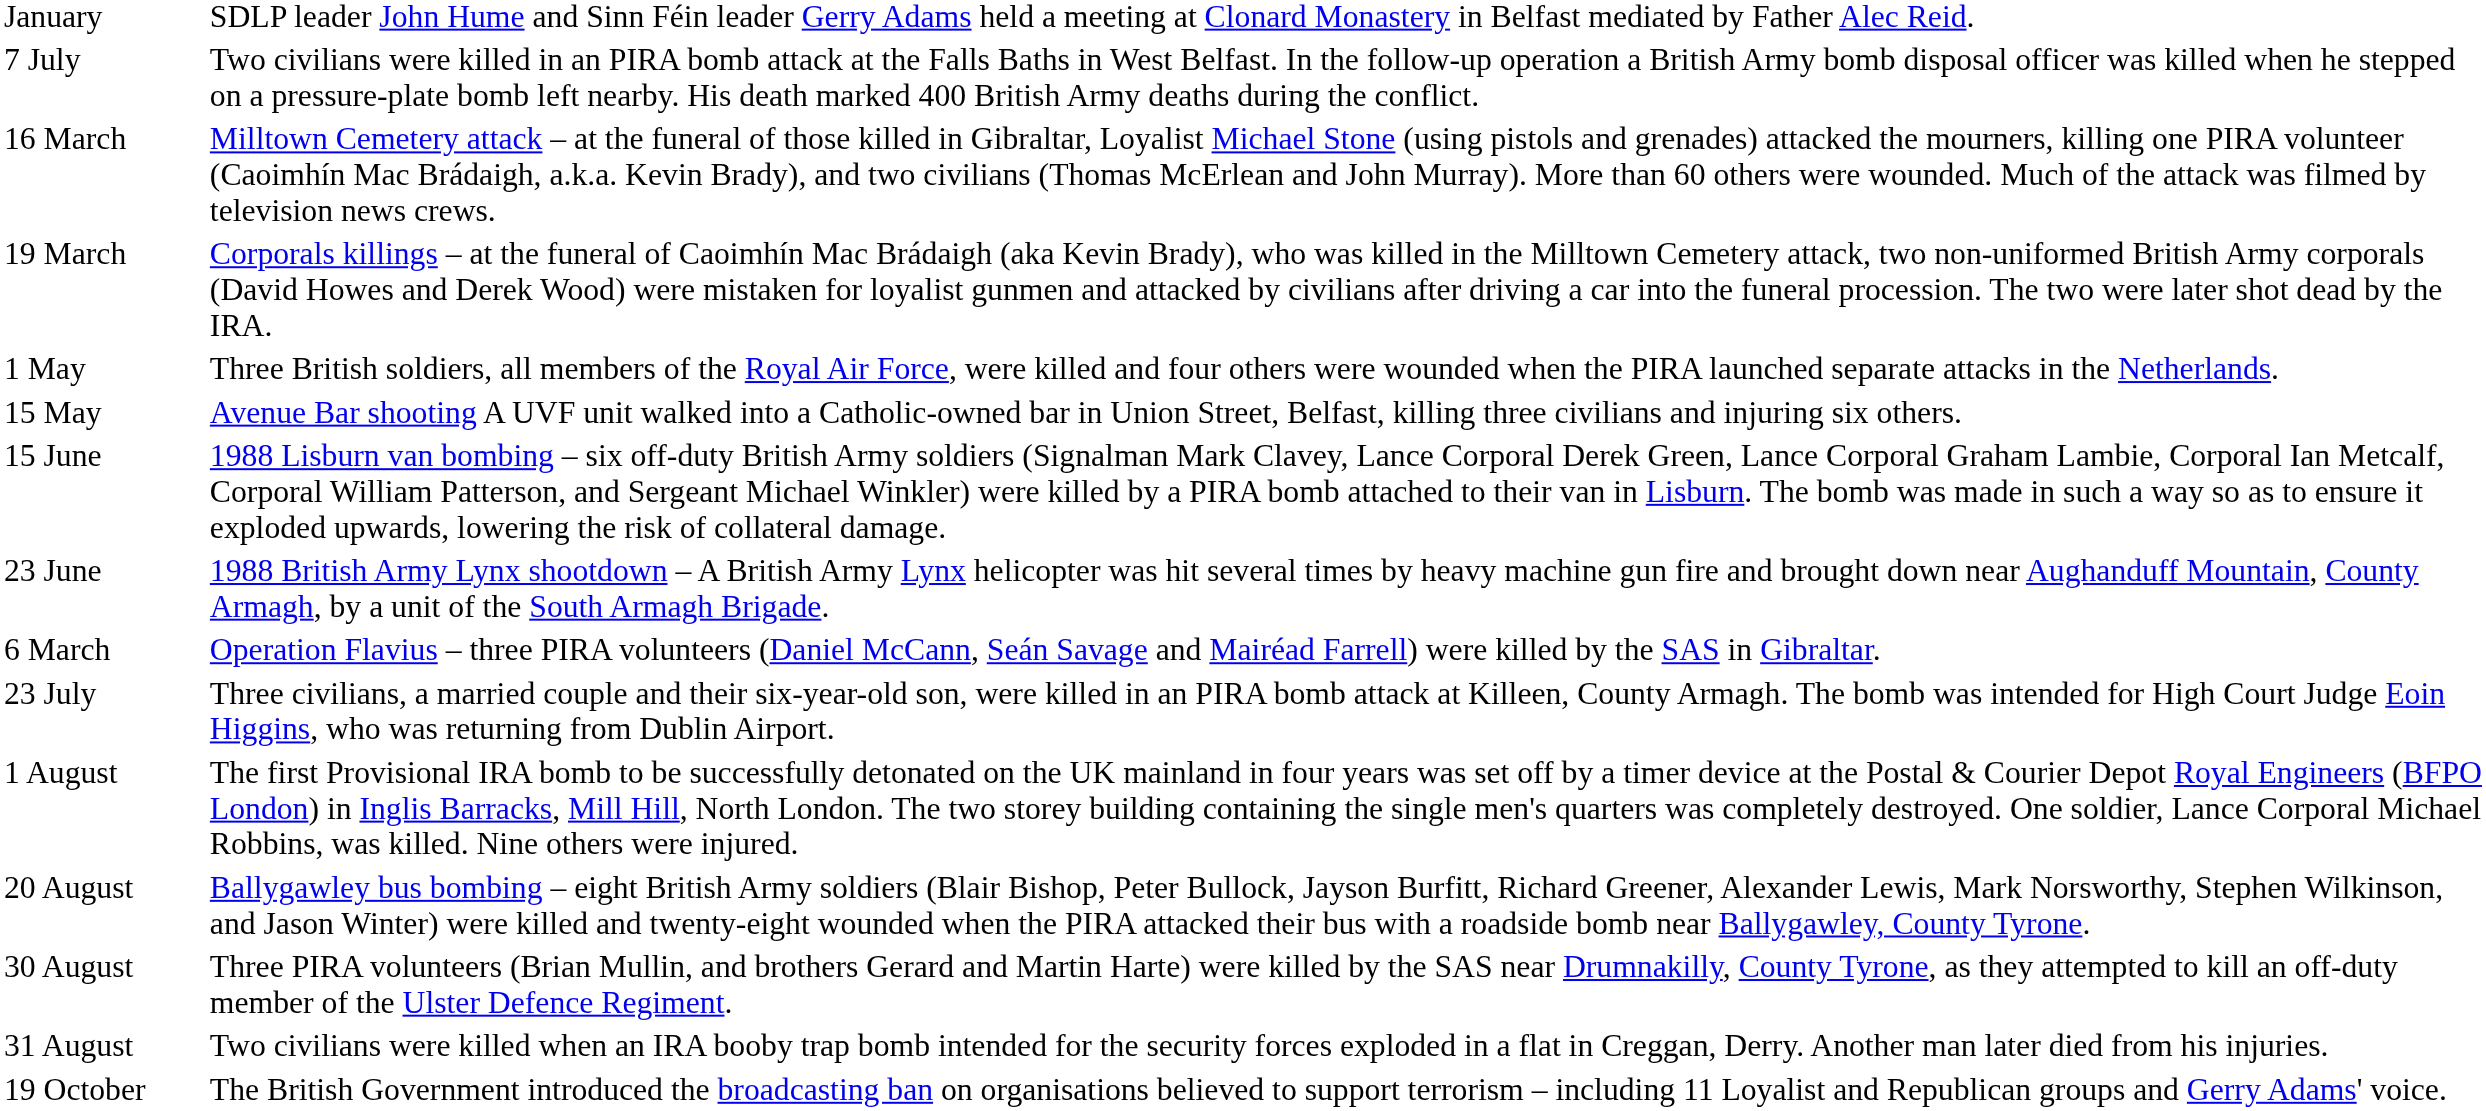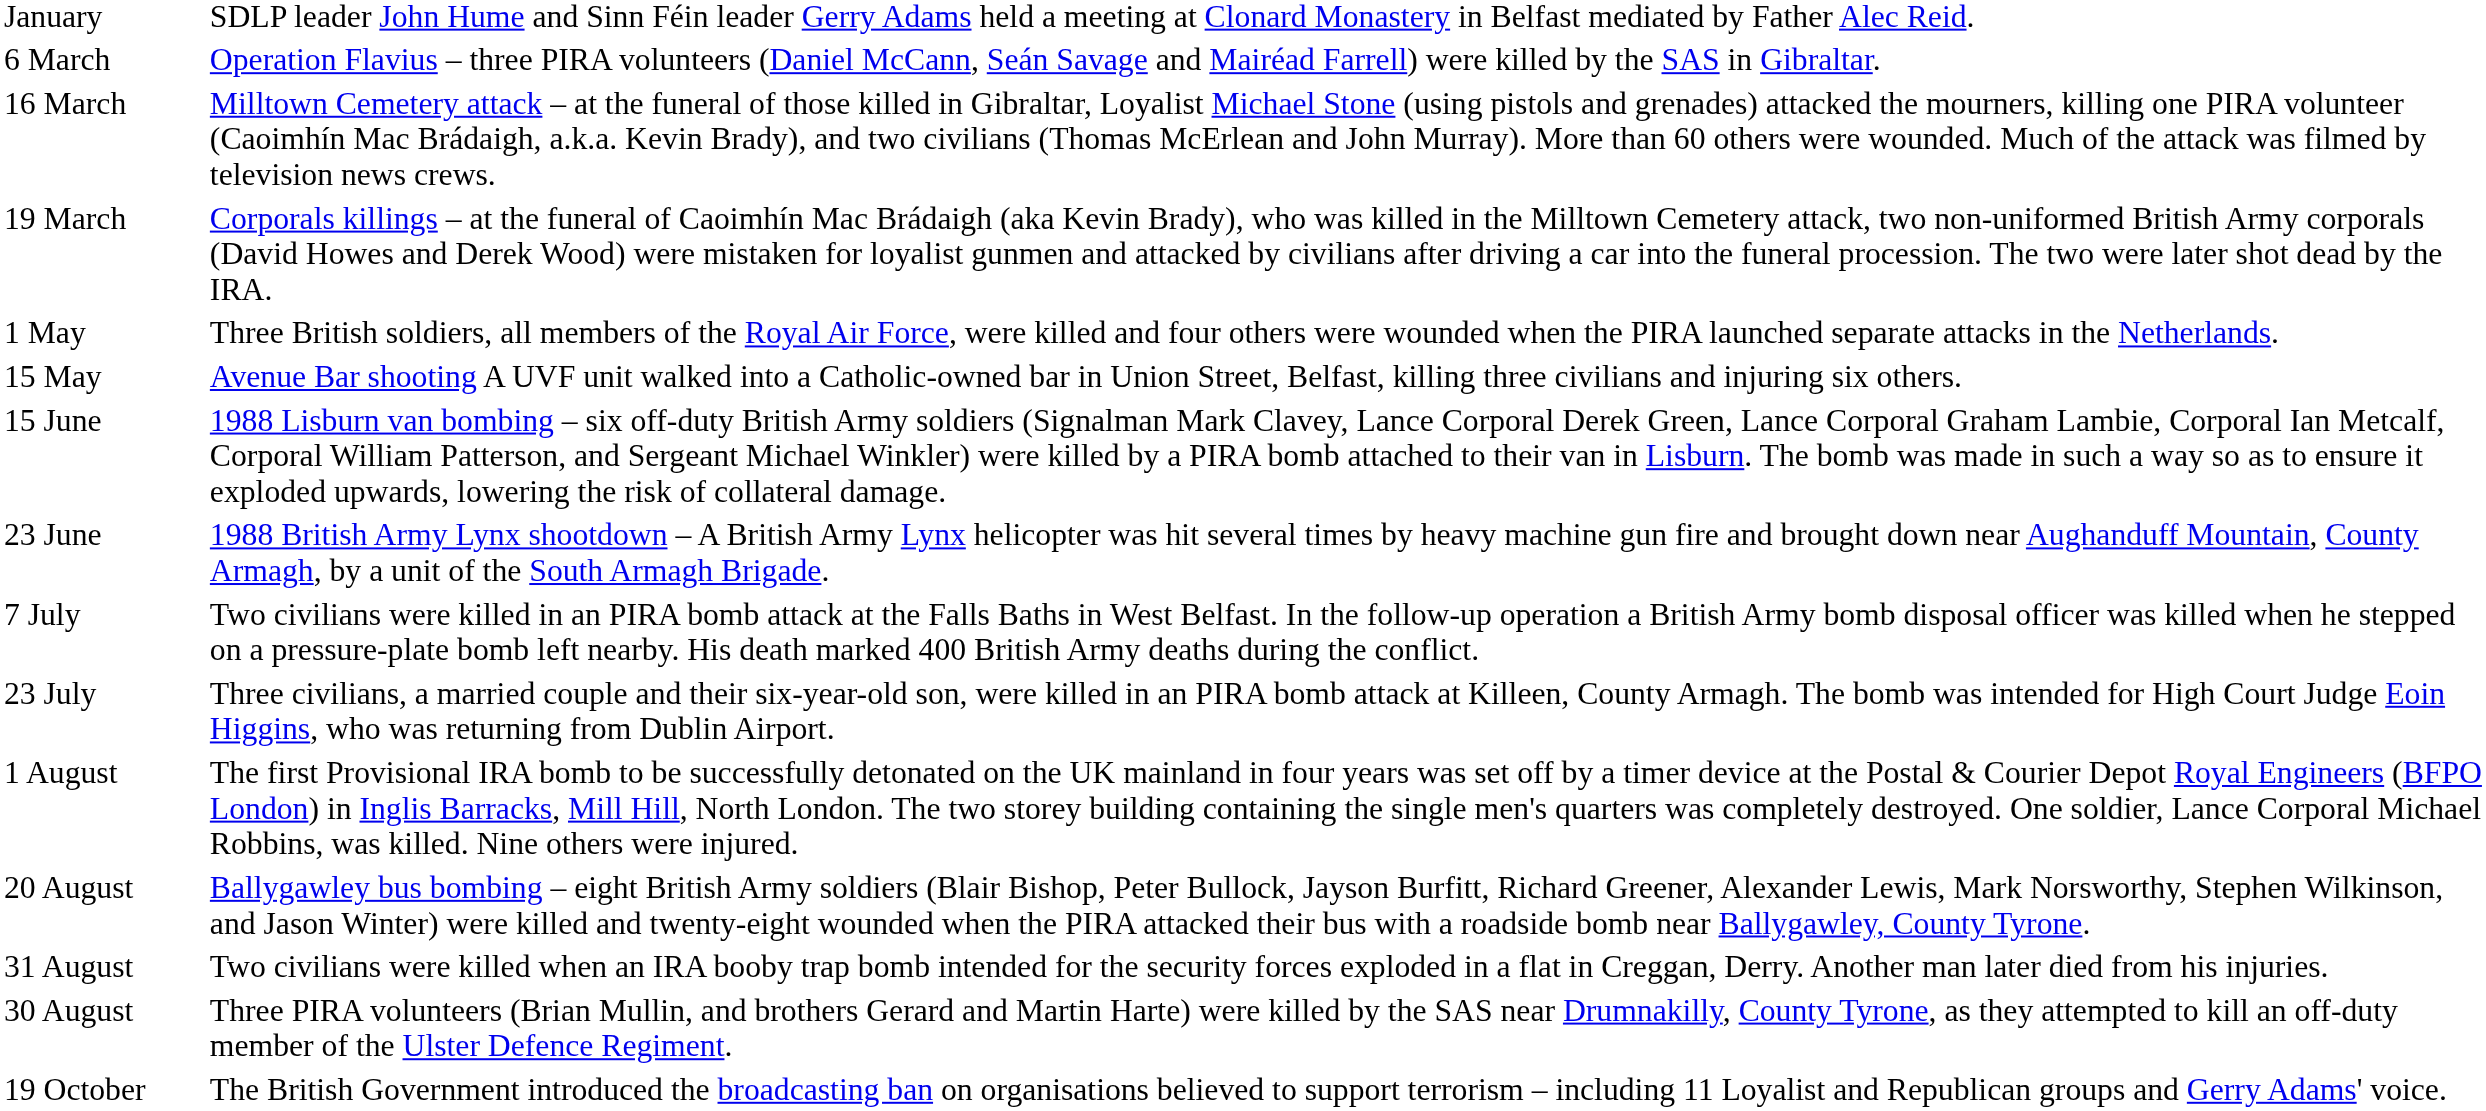rows swapped: (57, 649) <-> (42, 59)
rows swapped: (69, 966) <-> (69, 1045)
